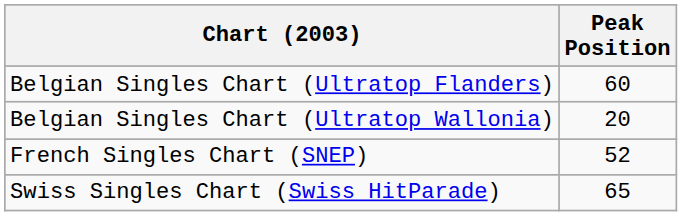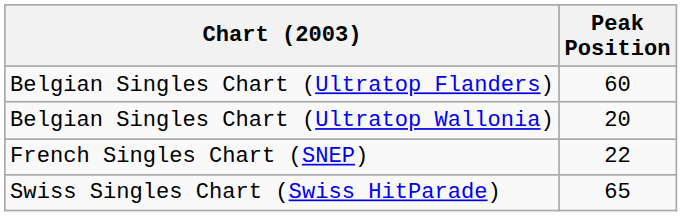(617, 156) 52 -> (617, 156) 22
